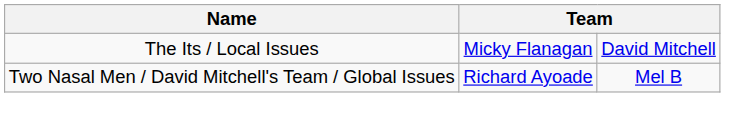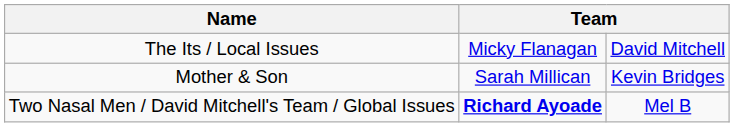+ row: (232, 77)
(528, 77) normal -> (533, 106) bold
